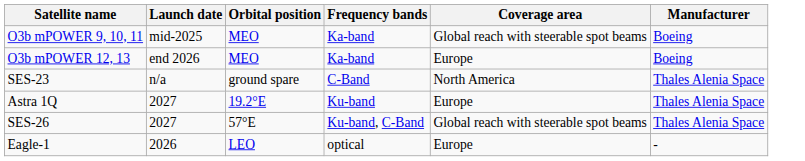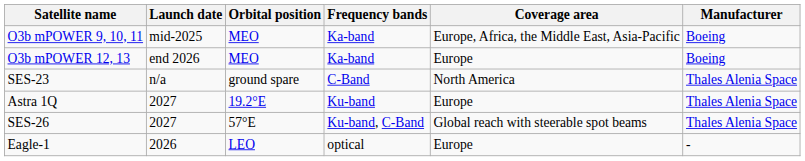(540, 36) Global reach with steerable spot beams -> (557, 36) Europe, Africa, the Middle East, Asia-Pacific
